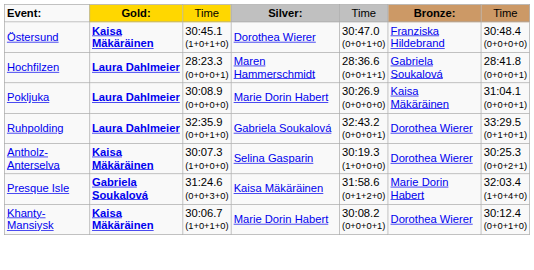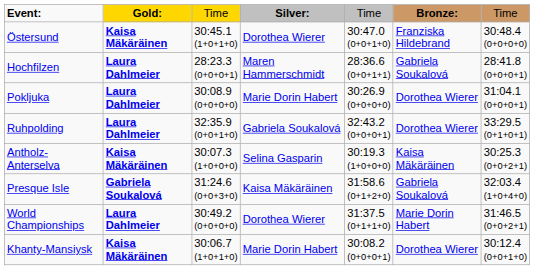(420, 98) Kaisa Mäkäräinen -> (437, 98) Dorothea Wierer
(432, 158) Dorothea Wierer -> (425, 158) Kaisa Mäkäräinen
(419, 189) Marie Dorin Habert -> (422, 189) Gabriela Soukalová
+ row: (46, 219)
